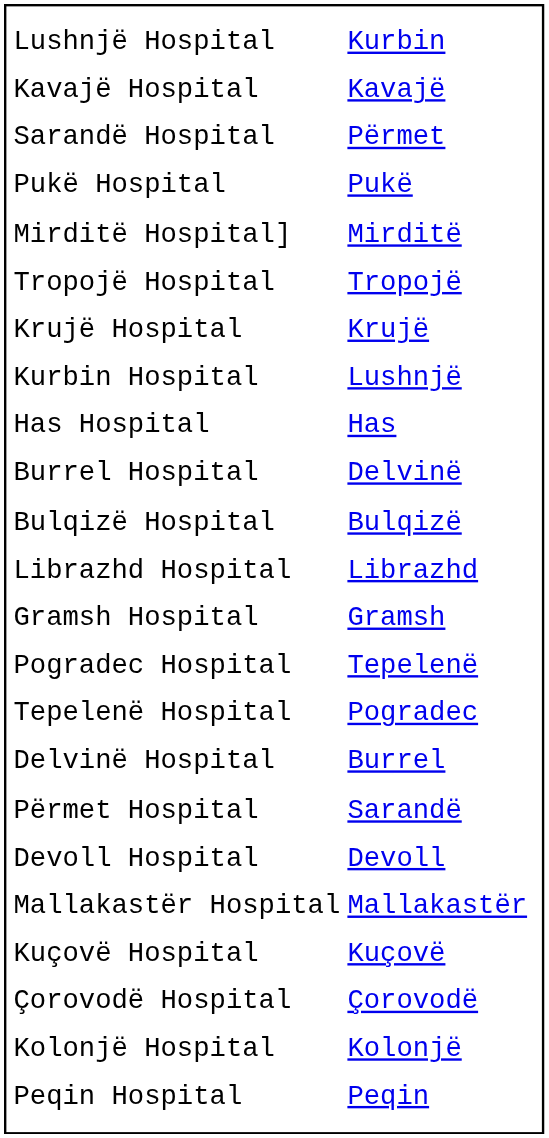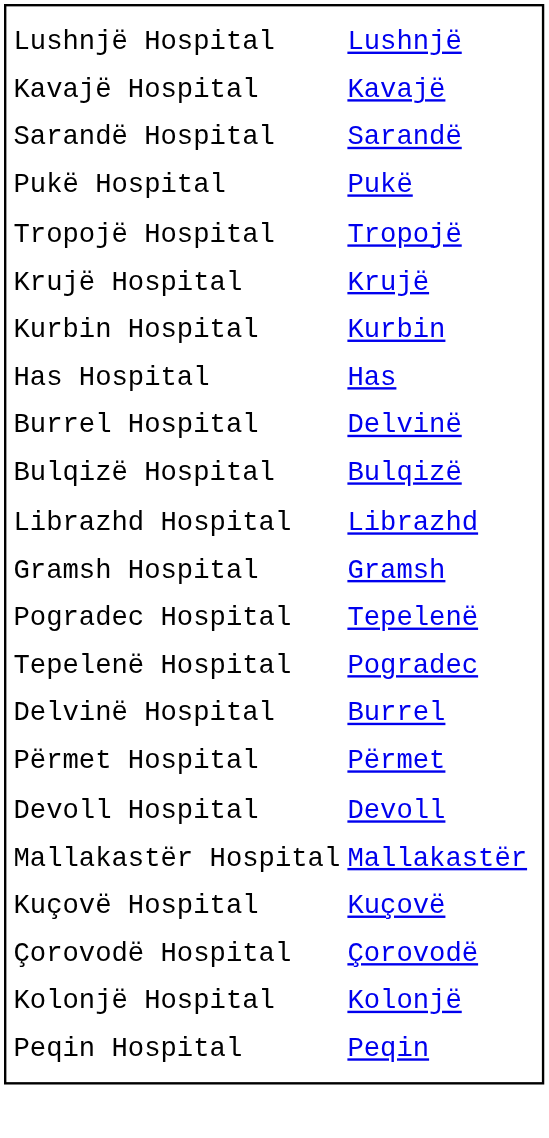(396, 41) Kurbin -> (405, 41) Lushnjë
(396, 137) Përmet -> (405, 137) Sarandë
- row: (152, 233)
(405, 377) Lushnjë -> (396, 329) Kurbin
(405, 808) Sarandë -> (396, 760) Përmet
